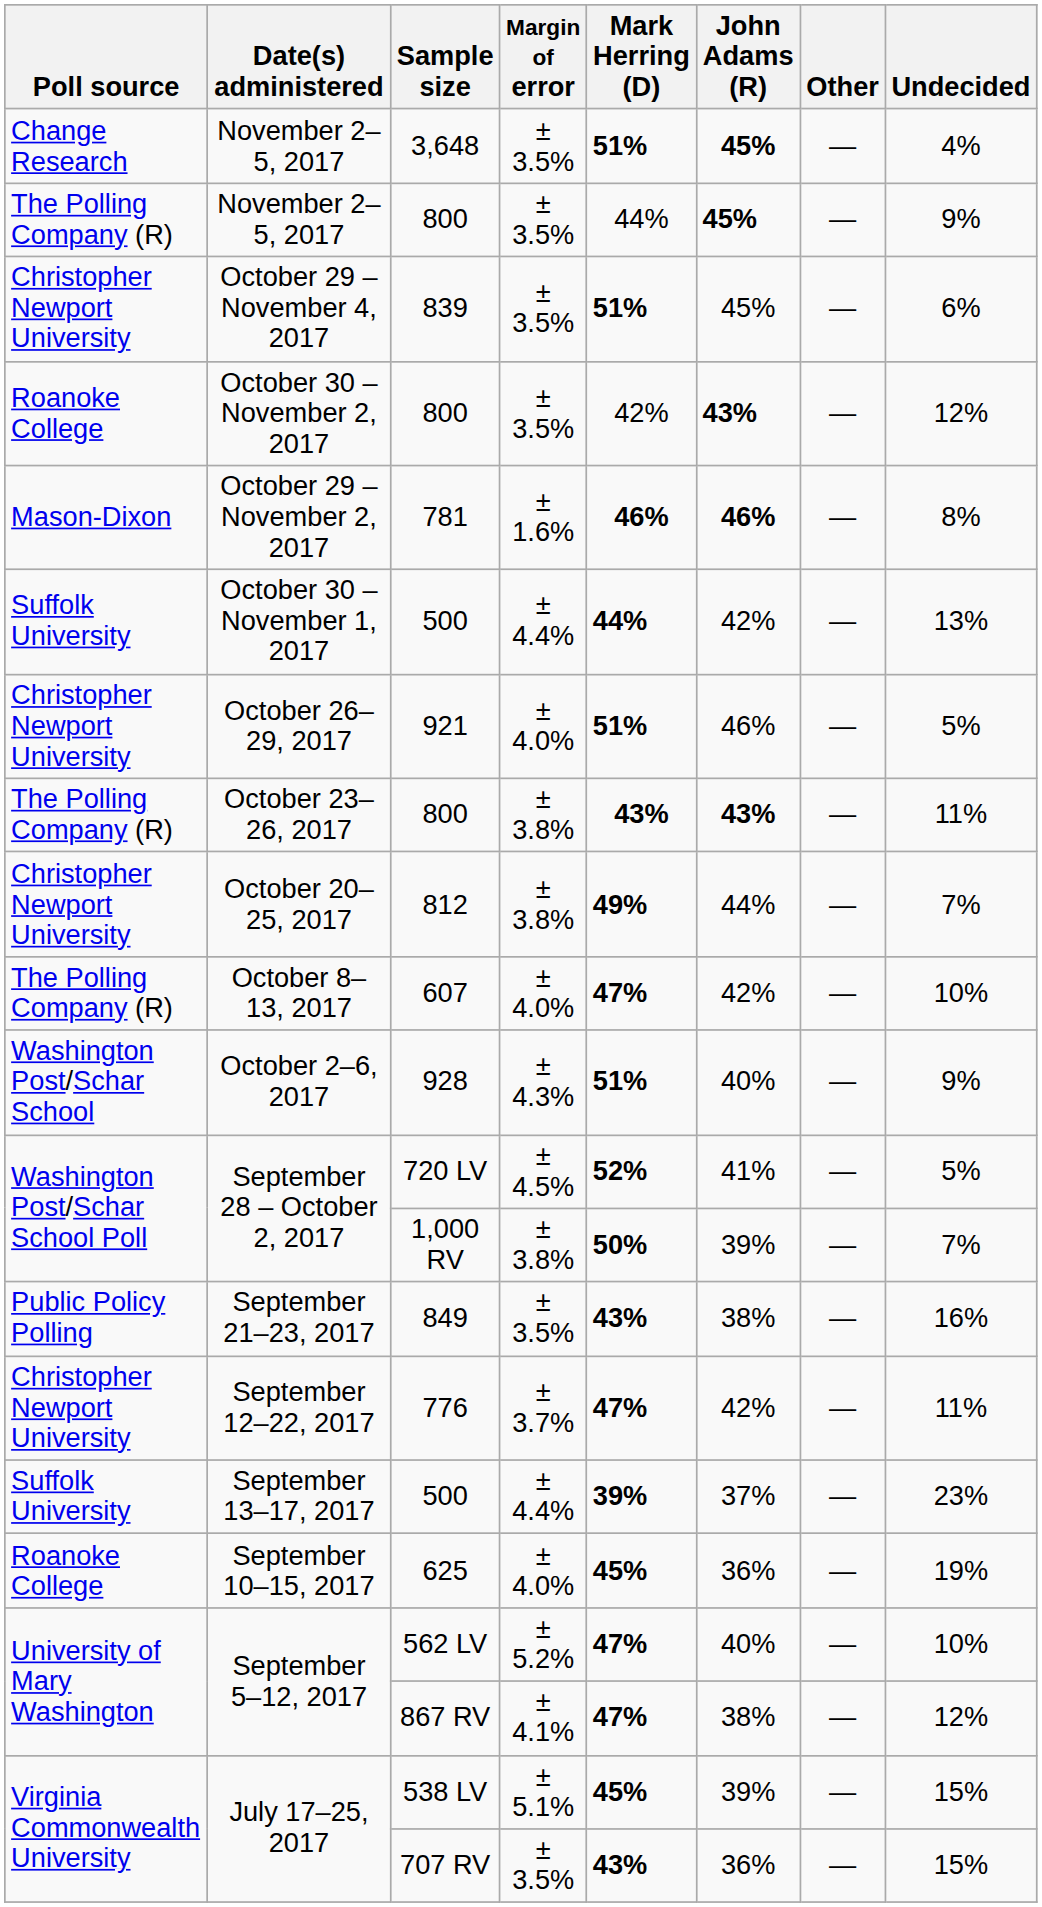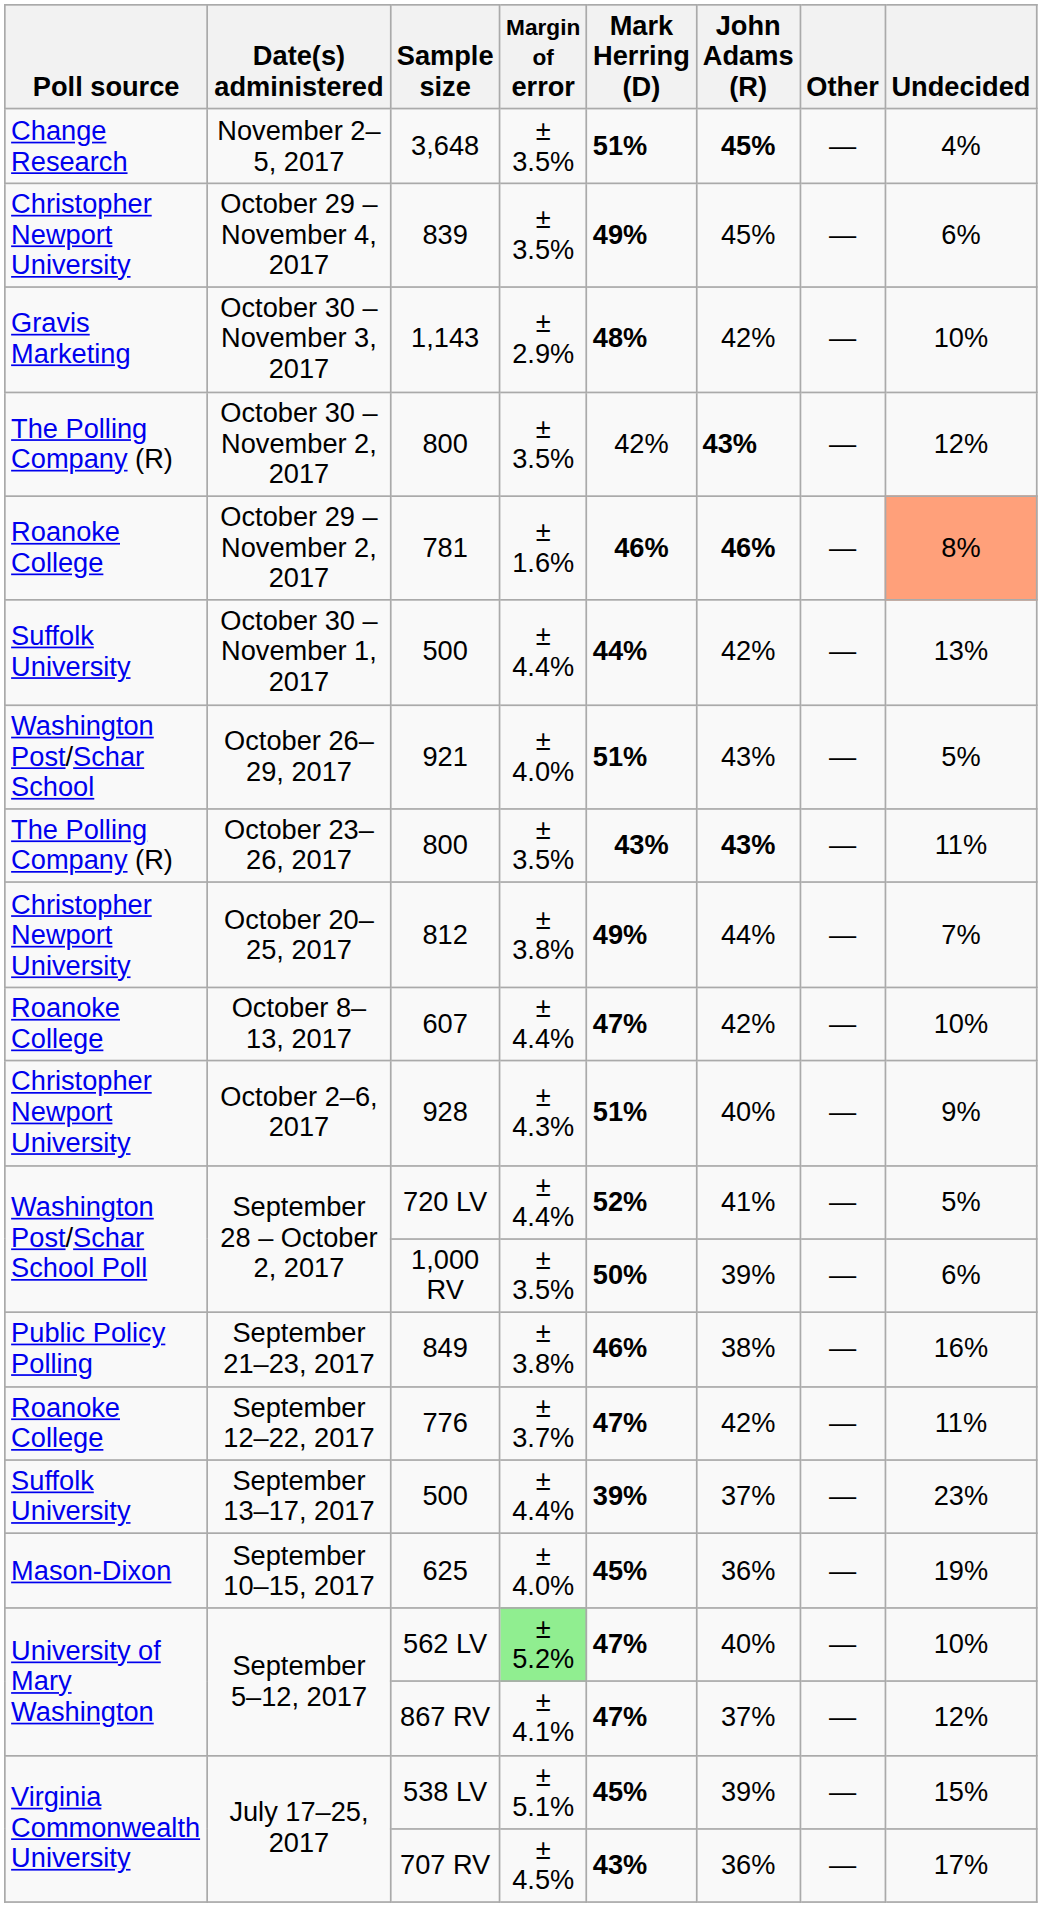- row: (299, 219)
(620, 308) 51% -> (620, 234) 49%
+ row: (299, 339)
(66, 412) Roanoke College -> (92, 443) The Polling Company (R)
(91, 517) Mason-Dixon -> (66, 547) Roanoke College
(961, 517) no background -> (961, 547) lightsalmon background
(81, 725) Christopher Newport University -> (82, 756) Washington Post/Schar School
(748, 725) 46% -> (748, 756) 43%
(543, 814) ± 3.8% -> (543, 845) ± 3.5%
(92, 992) The Polling Company (R) -> (66, 1023) Roanoke College
(543, 992) ± 4.0% -> (543, 1023) ± 4.4%
(82, 1081) Washington Post/Schar School -> (81, 1112) Christopher Newport University
(543, 1171) ± 4.5% -> (543, 1201) ± 4.4%
(543, 1244) ± 3.8% -> (543, 1275) ± 3.5%
(961, 1244) 7% -> (961, 1275) 6%
(543, 1318) ± 3.5% -> (543, 1349) ± 3.8%
(620, 1318) 43% -> (620, 1349) 46%
(81, 1407) Christopher Newport University -> (66, 1422) Roanoke College
(66, 1570) Roanoke College -> (91, 1570) Mason-Dixon
(543, 1644) no background -> (543, 1644) lightgreen background
(748, 1717) 38% -> (748, 1717) 37%
(543, 1865) ± 3.5% -> (543, 1865) ± 4.5%
(961, 1865) 15% -> (961, 1865) 17%
